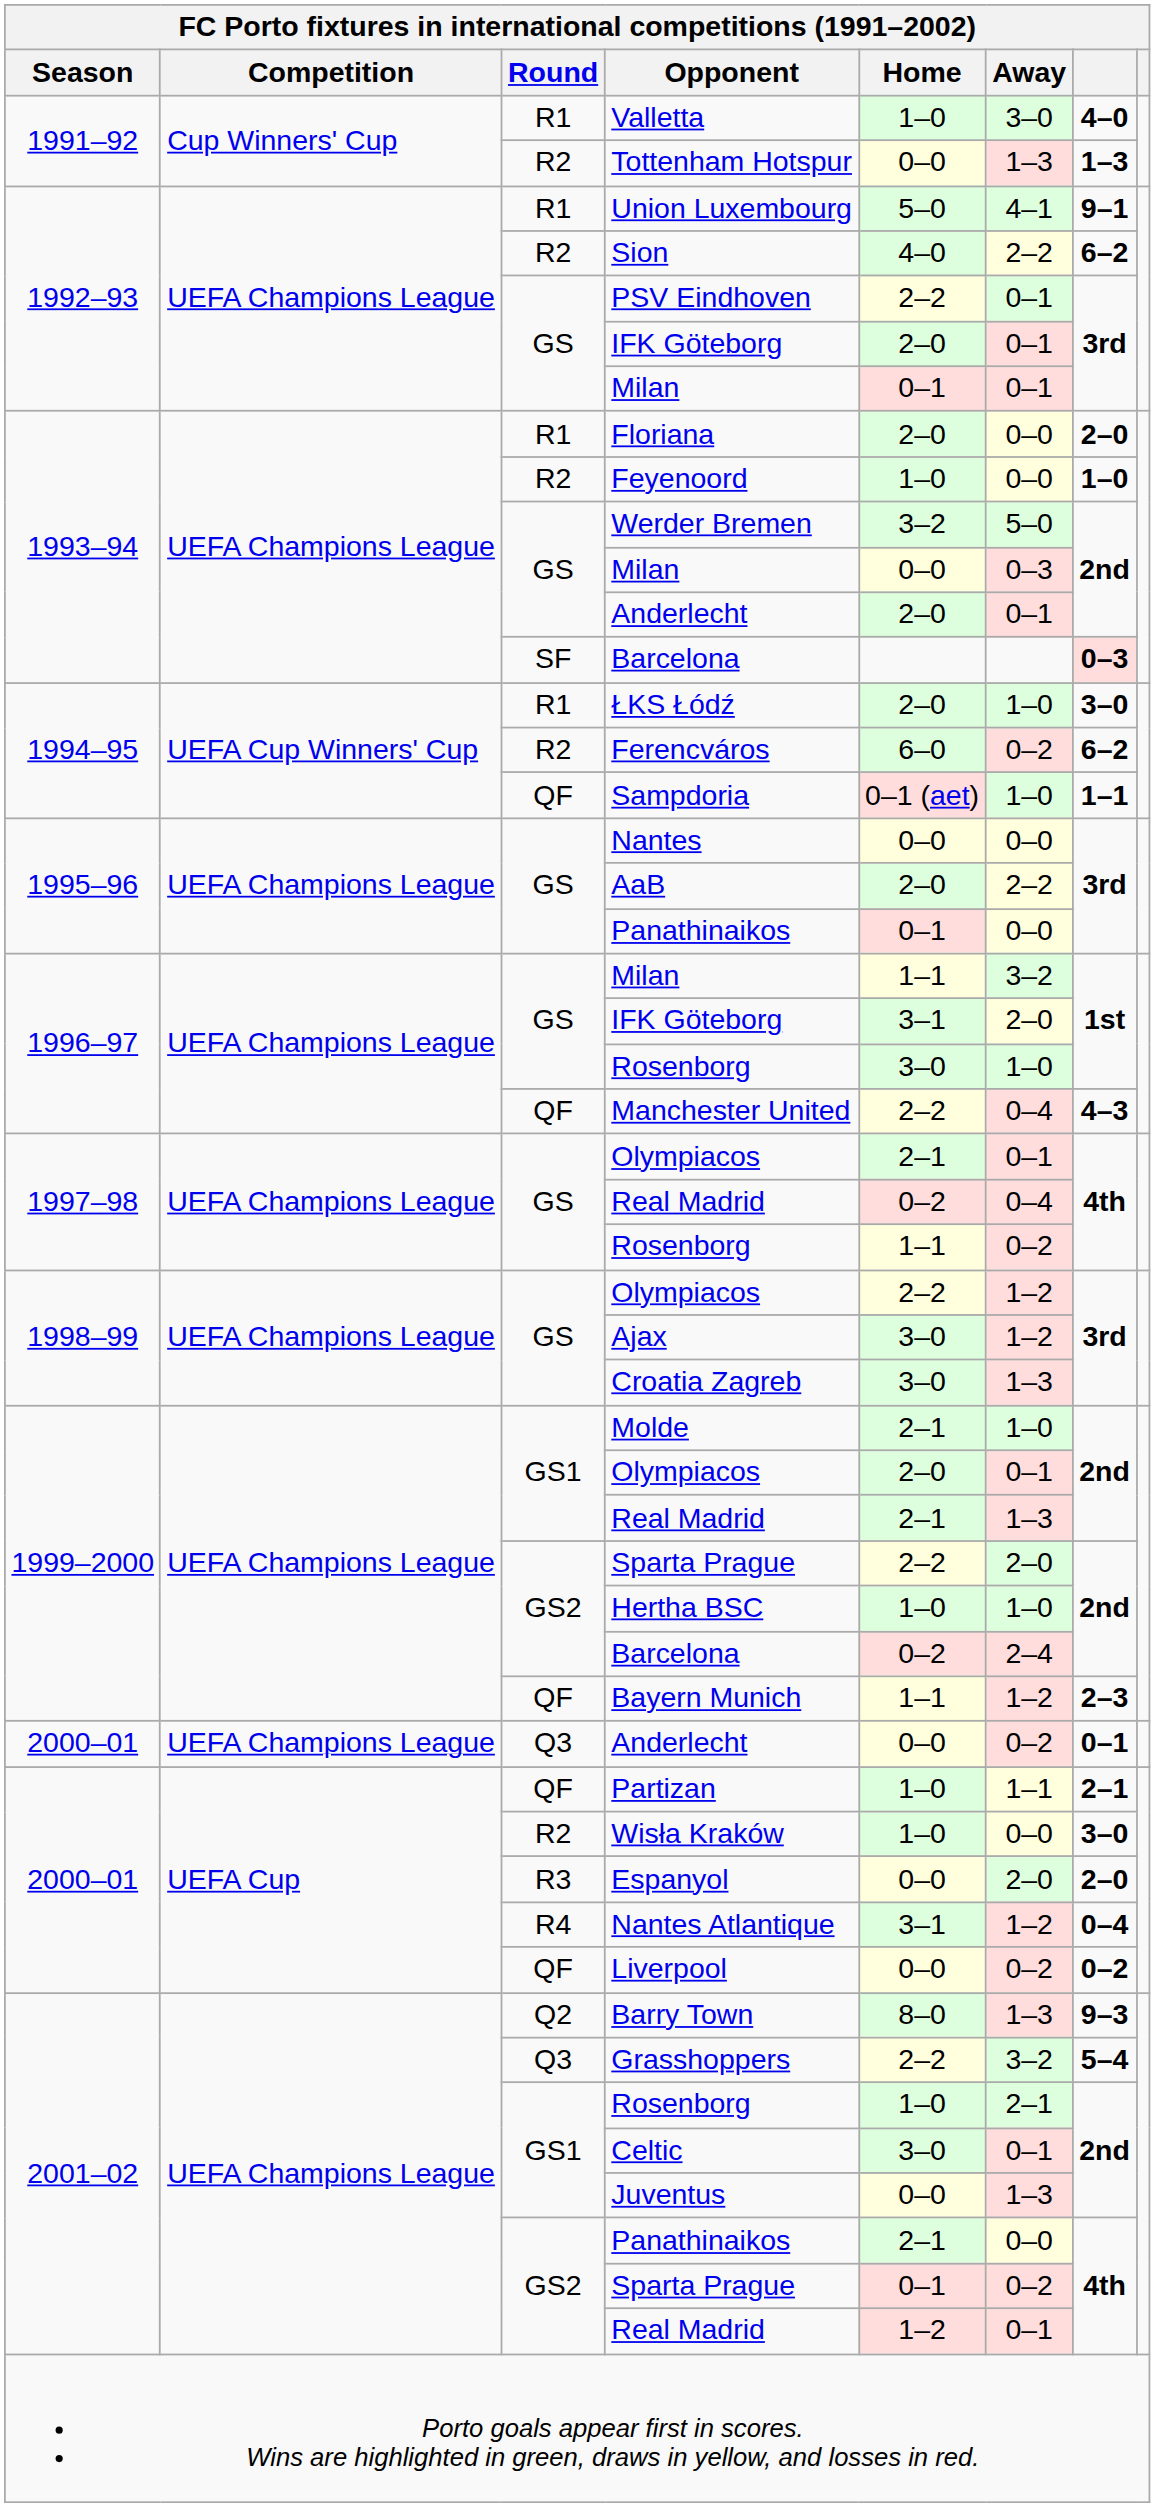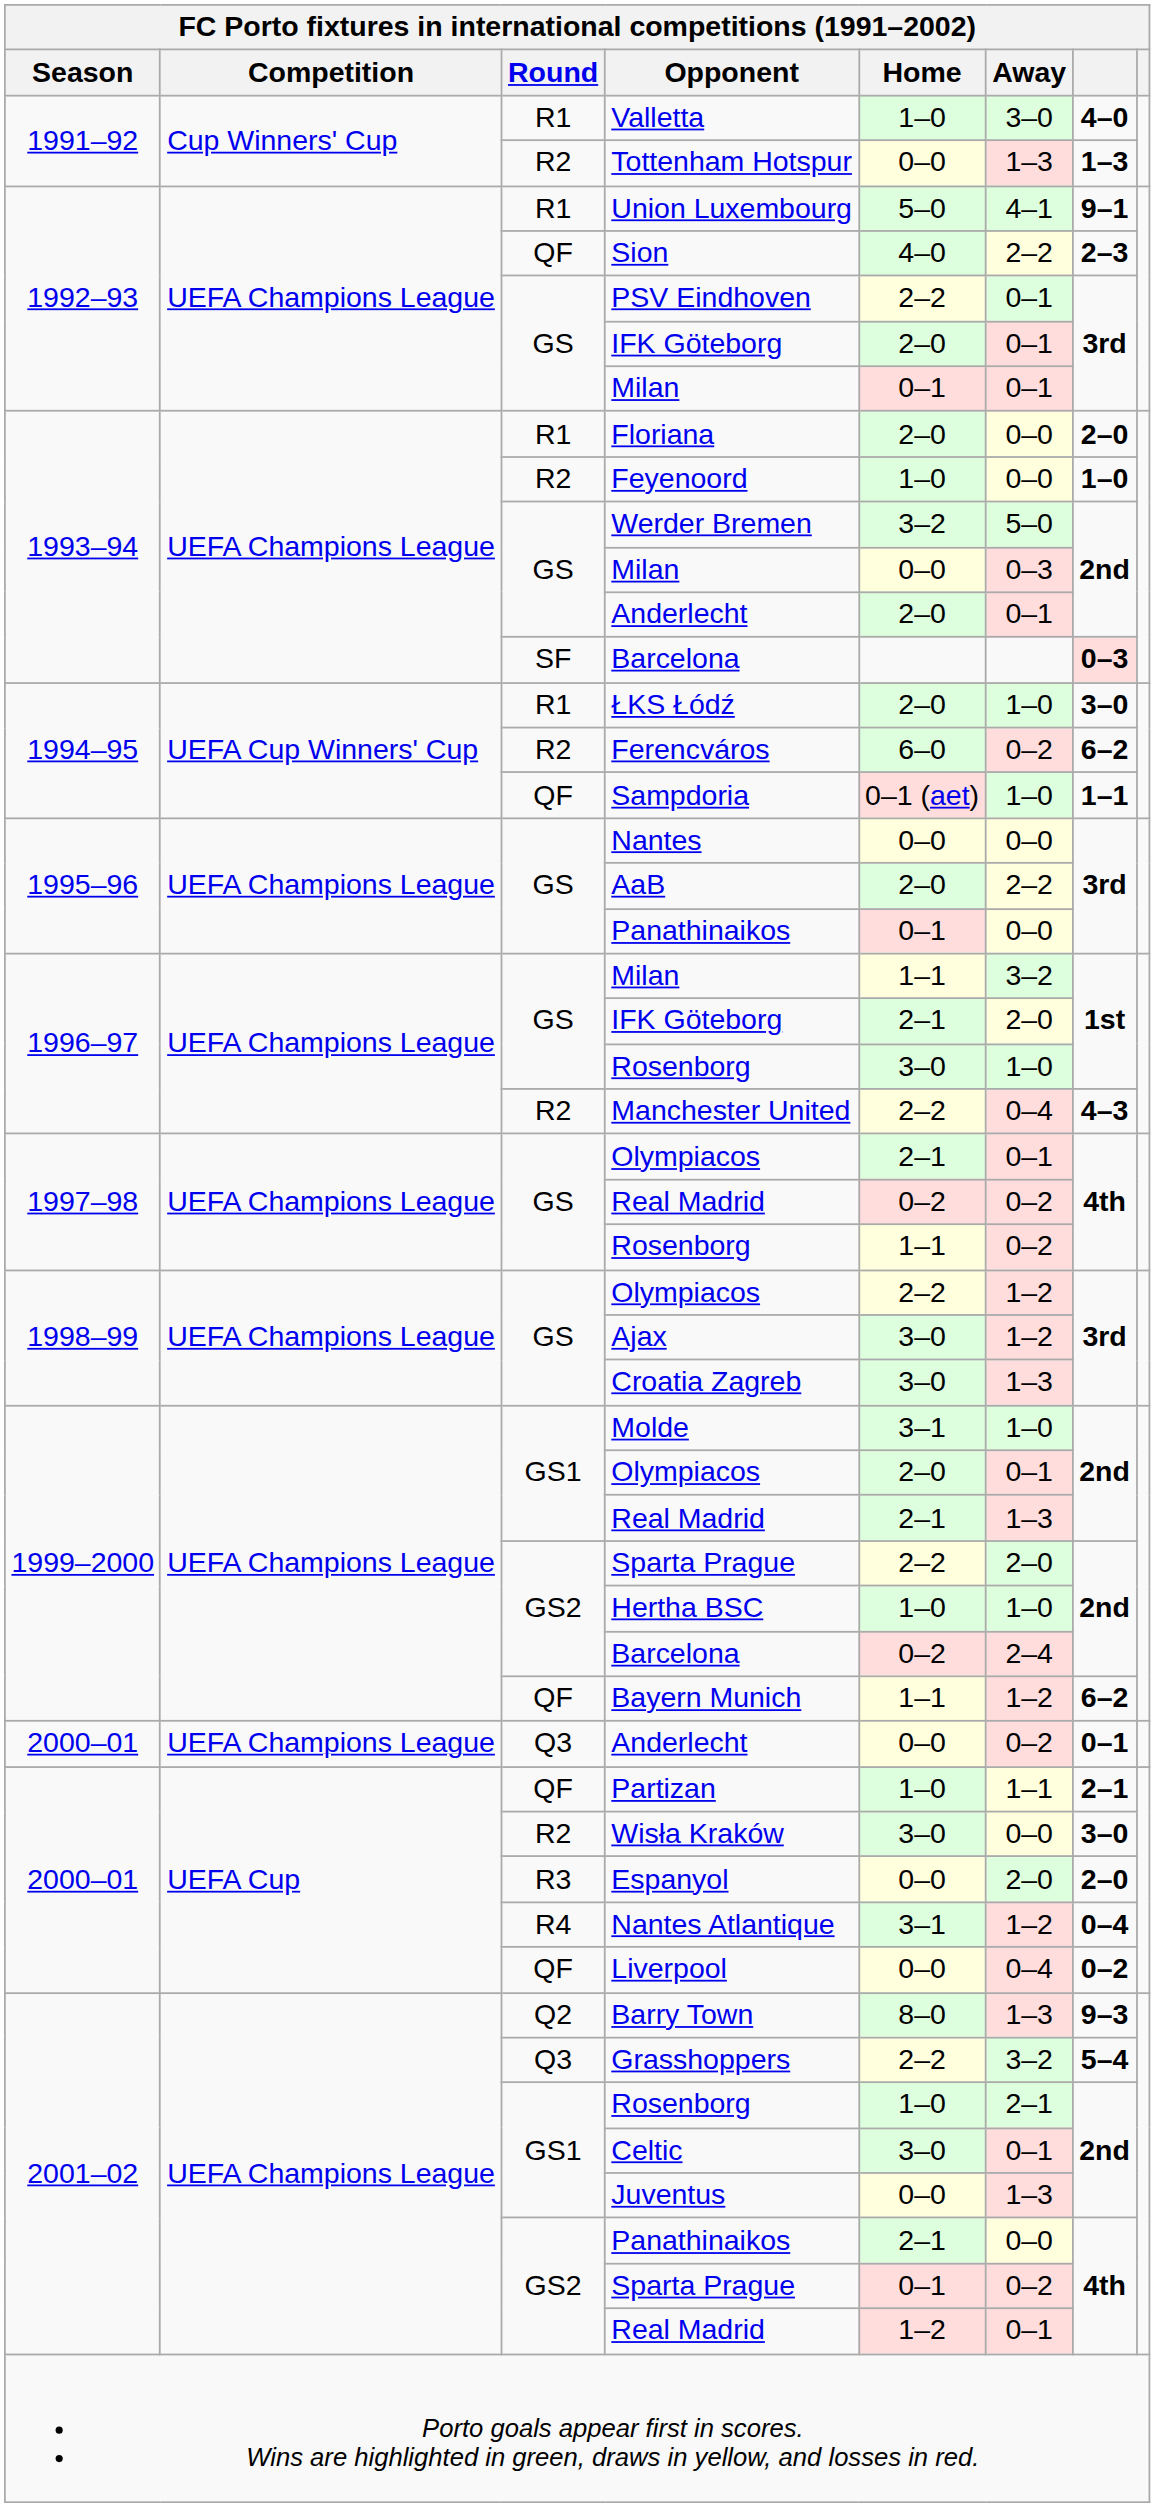(553, 252) R2 -> (553, 252) QF
(1105, 252) 6–2 -> (1105, 252) 2–3
(922, 1020) 3–1 -> (922, 1020) 2–1
(553, 1111) QF -> (553, 1111) R2
(1029, 1201) 0–4 -> (1029, 1201) 0–2
(922, 1427) 2–1 -> (922, 1427) 3–1
(1105, 1698) 2–3 -> (1105, 1698) 6–2
(922, 1833) 1–0 -> (922, 1833) 3–0
(1029, 1969) 0–2 -> (1029, 1969) 0–4
